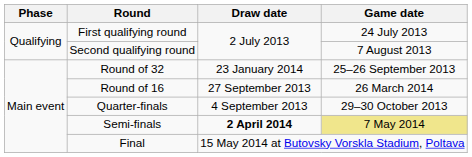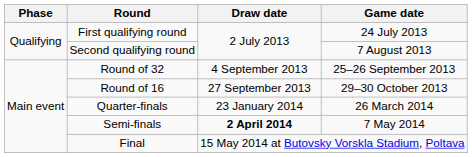(259, 69) 23 January 2014 -> (259, 69) 4 September 2013
(394, 87) 26 March 2014 -> (394, 87) 29–30 October 2013
(259, 106) 4 September 2013 -> (259, 106) 23 January 2014
(394, 106) 29–30 October 2013 -> (394, 106) 26 March 2014
(394, 124) khaki background -> (394, 124) no background
